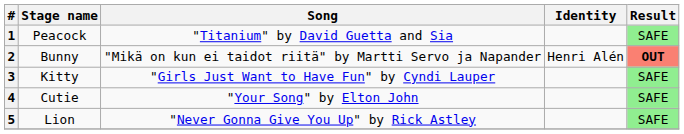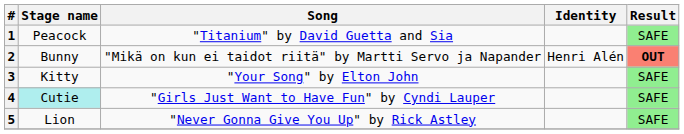(323, 77) "Girls Just Want to Have Fun" by Cyndi Lauper -> (323, 77) "Your Song" by Elton John
(60, 98) no background -> (60, 98) paleturquoise background
(323, 98) "Your Song" by Elton John -> (323, 98) "Girls Just Want to Have Fun" by Cyndi Lauper
